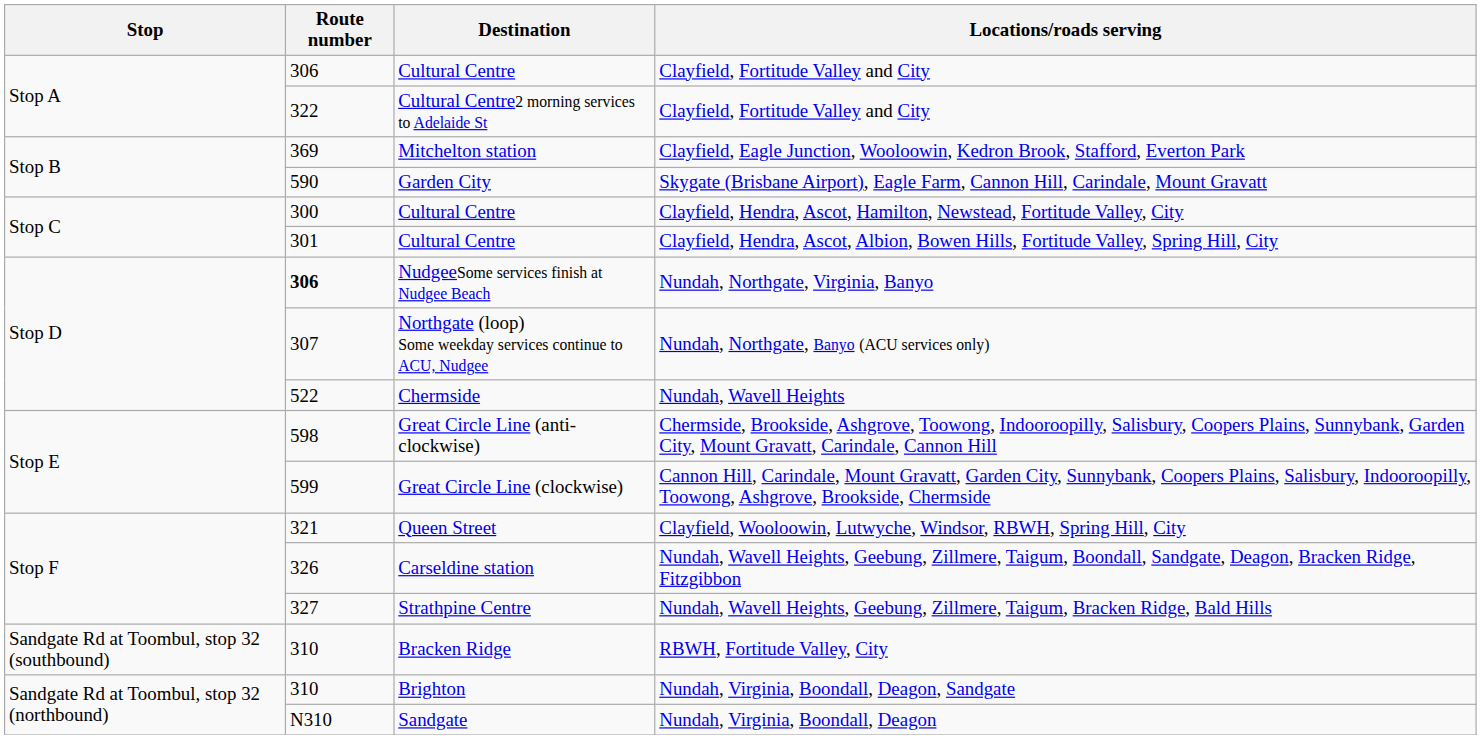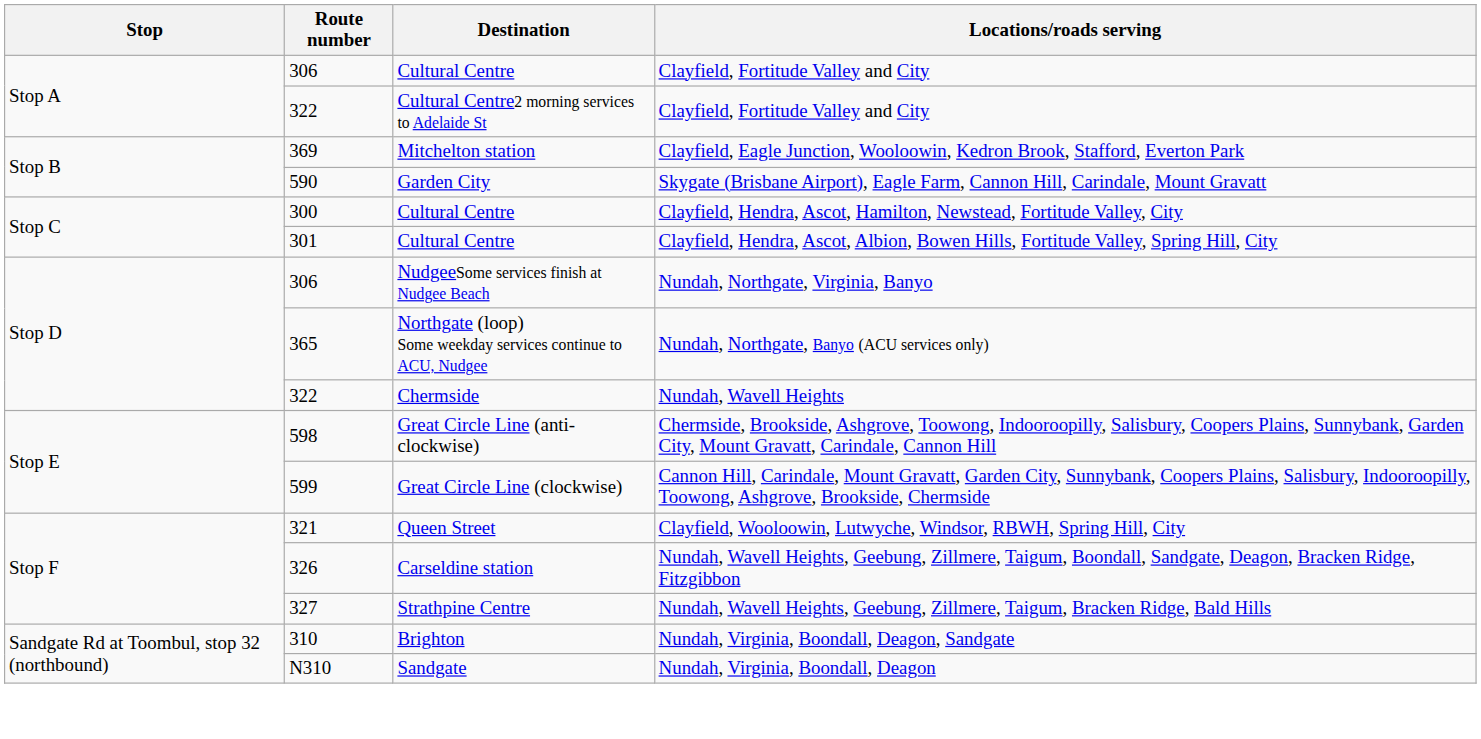(304, 282) bold -> (303, 282) normal
(304, 343) 307 -> (303, 343) 365
(304, 395) 522 -> (303, 395) 322
- row: (455, 649)
